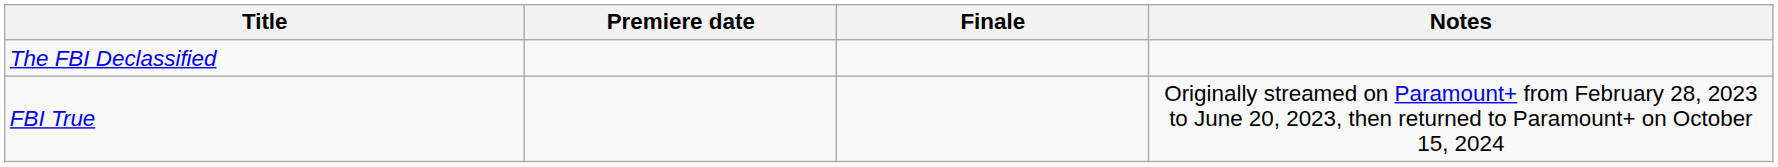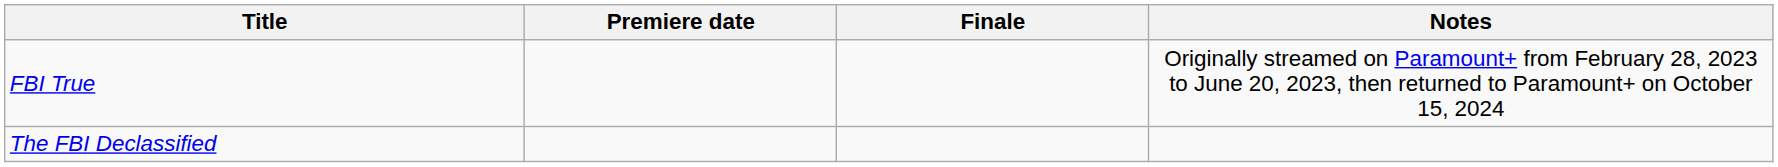rows swapped: (113, 57) <-> (53, 118)
